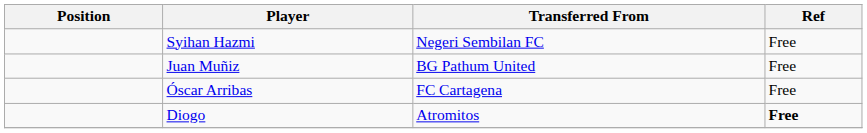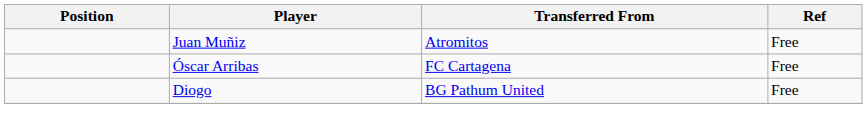- row: (211, 41)
(476, 66) BG Pathum United -> (456, 41) Atromitos
(448, 115) Atromitos -> (485, 90) BG Pathum United
(783, 115) bold -> (785, 90) normal
